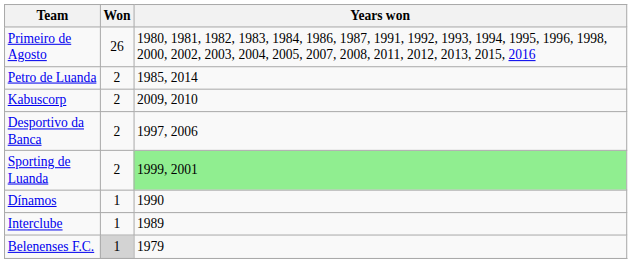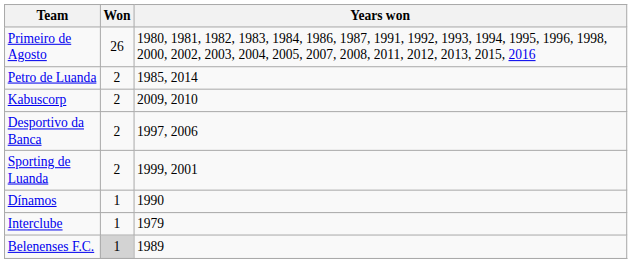(167, 170) lightgreen background -> (167, 170) no background
(150, 224) 1989 -> (150, 224) 1979
(150, 246) 1979 -> (150, 246) 1989
